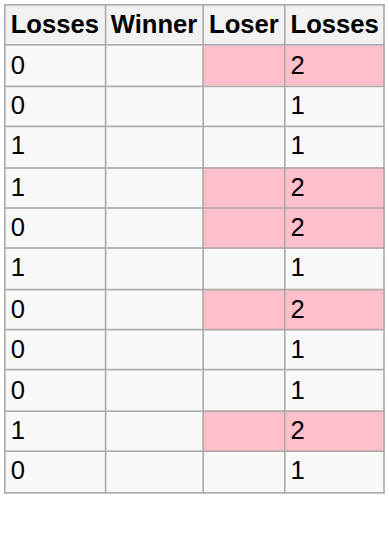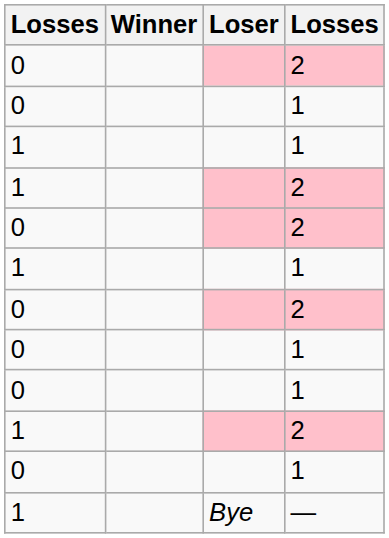+ row: (18, 512)
